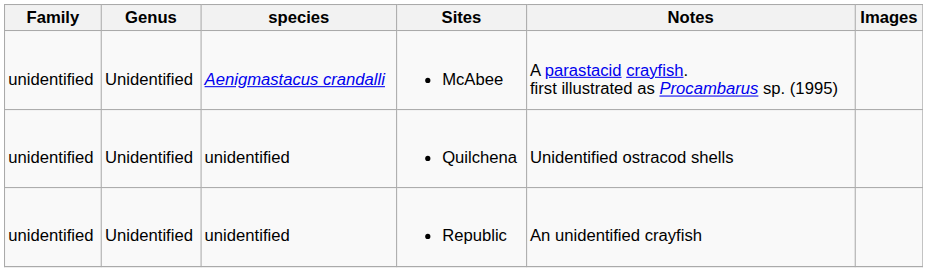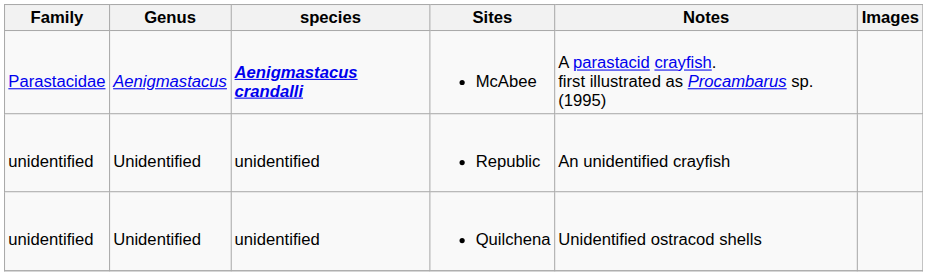(51, 79) unidentified -> (57, 81) Parastacidae
(149, 79) Unidentified -> (170, 81) Aenigmastacus
(295, 79) normal -> (296, 81) bold
rows swapped: (461, 236) <-> (461, 158)
